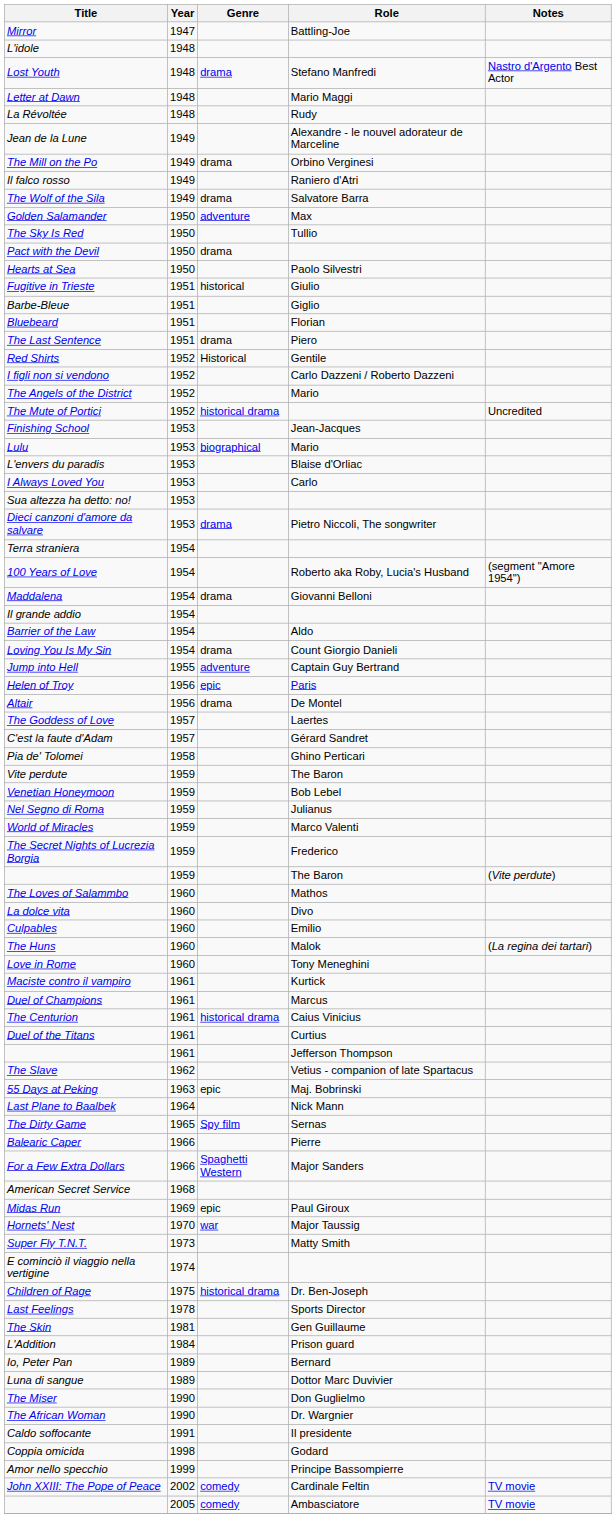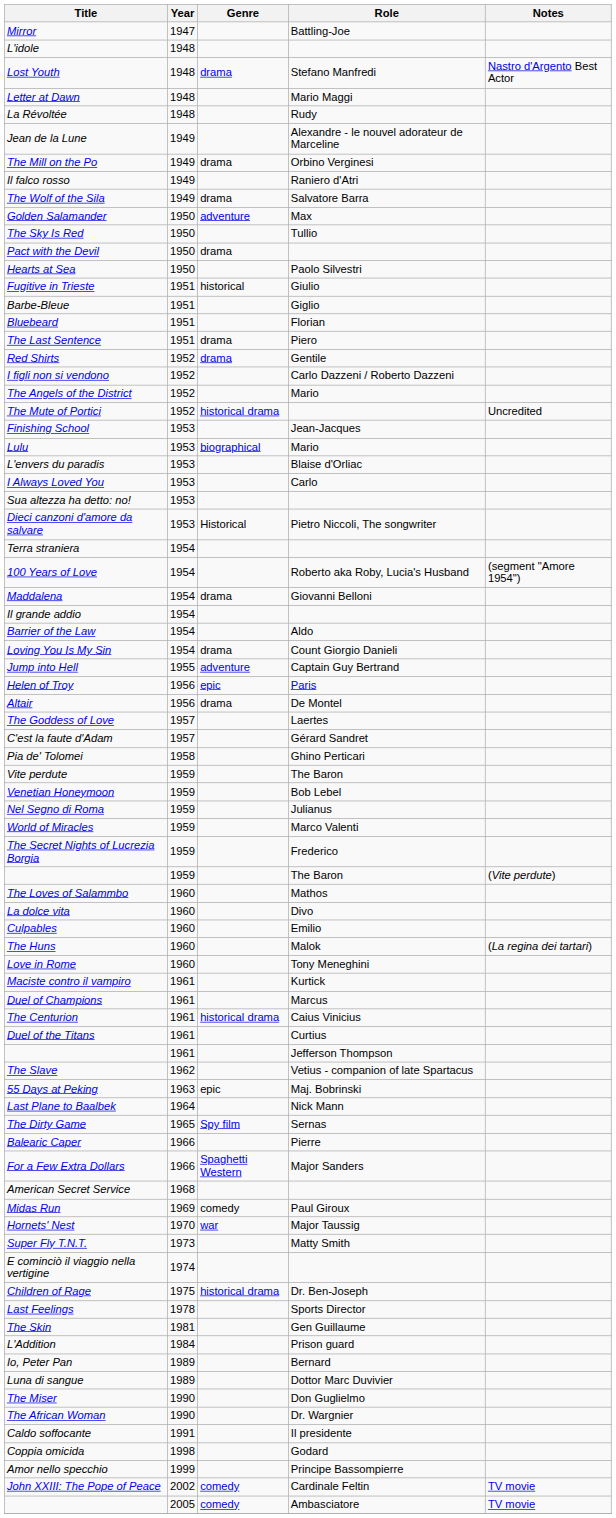(223, 358) Historical -> (216, 358) drama
(216, 524) drama -> (223, 524) Historical
(210, 1208) epic -> (220, 1208) comedy
